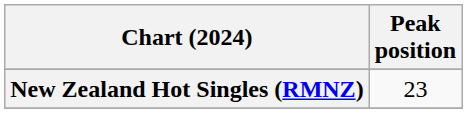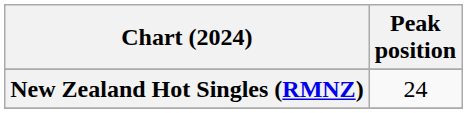(415, 88) 23 -> (415, 88) 24
